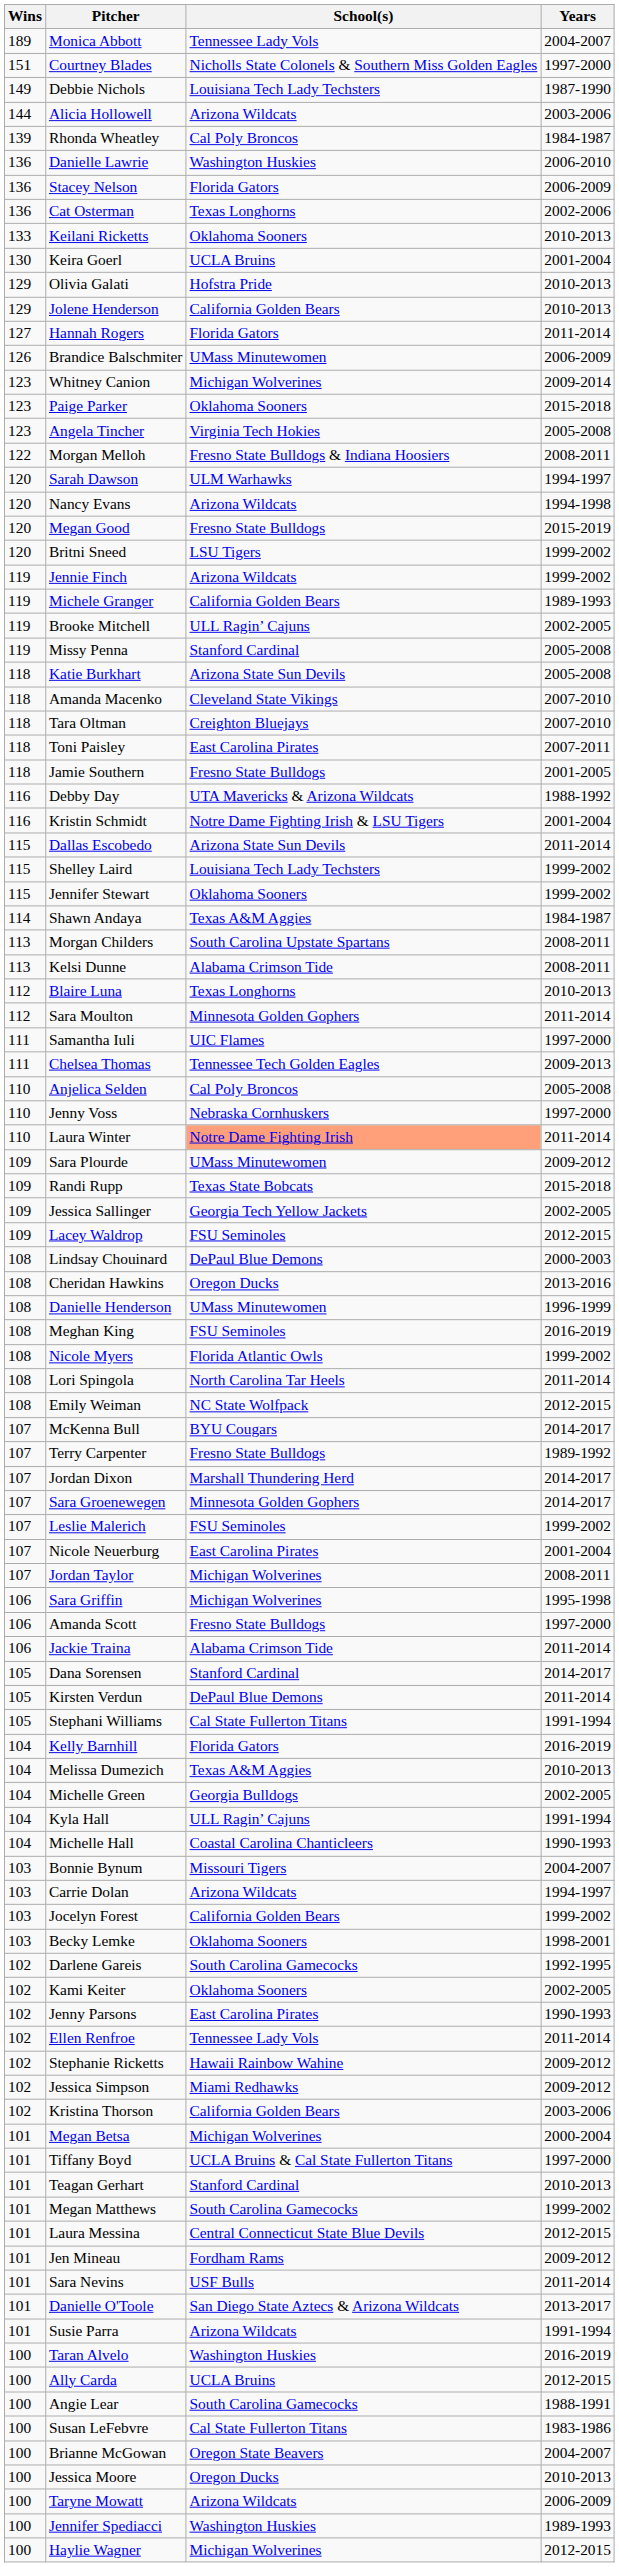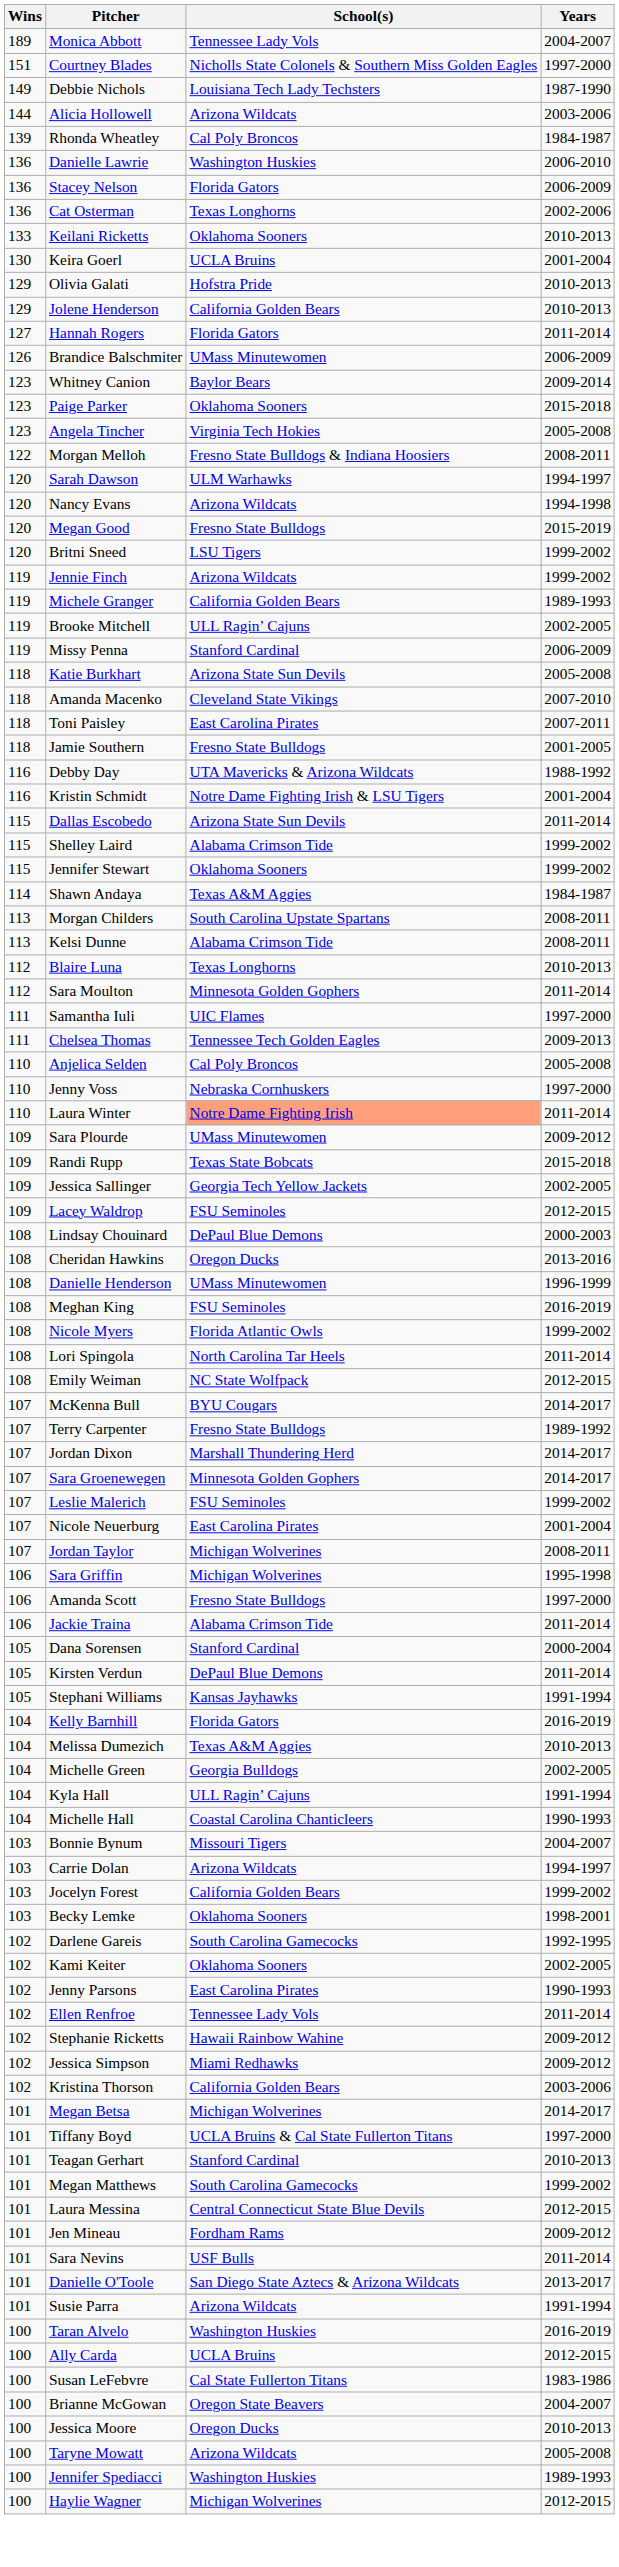(256, 382) Michigan Wolverines -> (230, 382) Baylor Bears
(578, 650) 2005-2008 -> (578, 650) 2006-2009
- row: (87, 723)
(285, 869) Louisiana Tech Lady Techsters -> (261, 844) Alabama Crimson Tide
(578, 1673) 2014-2017 -> (578, 1648) 2000-2004
(268, 1721) Cal State Fullerton Titans -> (244, 1697) Kansas Jayhawks
(578, 2135) 2000-2004 -> (578, 2111) 2014-2017
- row: (84, 2403)
(578, 2501) 2006-2009 -> (578, 2452) 2005-2008
